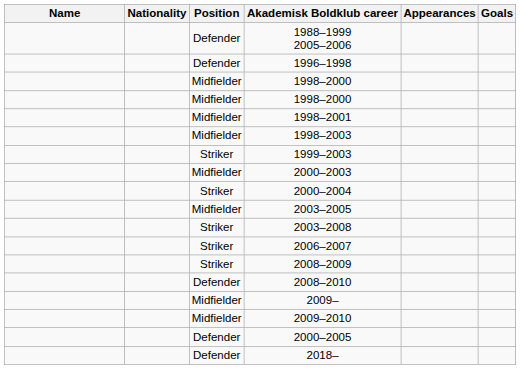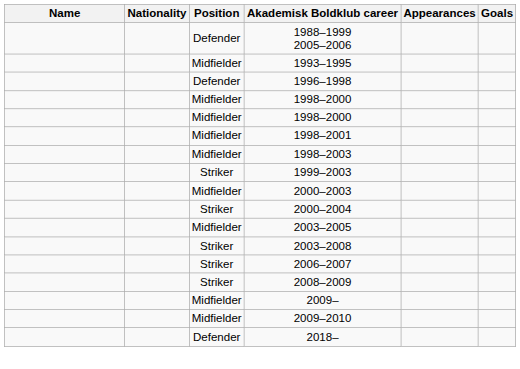+ row: (217, 63)
- row: (217, 282)
- row: (217, 337)
